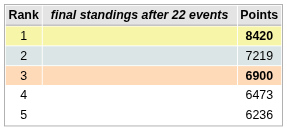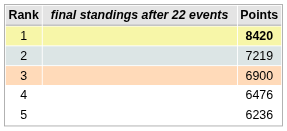(259, 76) bold -> (259, 76) normal
(259, 95) 6473 -> (259, 95) 6476
